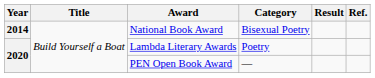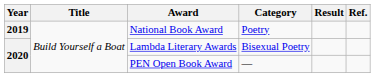(18, 30) 2014 -> (18, 30) 2019
(276, 30) Bisexual Poetry -> (255, 30) Poetry
(255, 47) Poetry -> (276, 47) Bisexual Poetry
